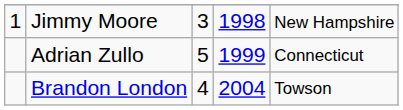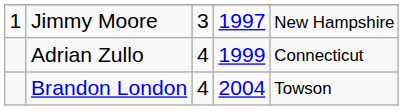(242, 21) 1998 -> (242, 21) 1997
(203, 54) 5 -> (203, 54) 4
